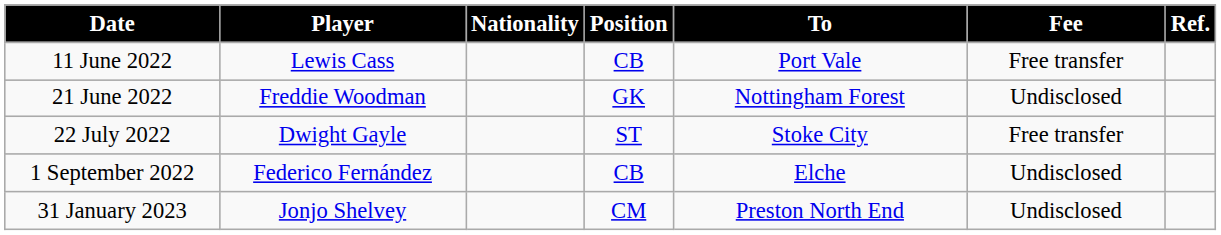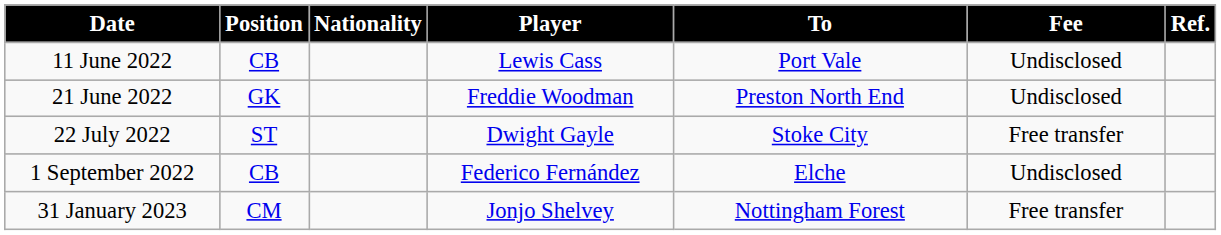columns swapped: (629, 23) <-> (343, 23)
(1066, 60) Free transfer -> (1066, 60) Undisclosed
(820, 98) Nottingham Forest -> (820, 98) Preston North End
(820, 209) Preston North End -> (820, 209) Nottingham Forest
(1066, 209) Undisclosed -> (1066, 209) Free transfer
